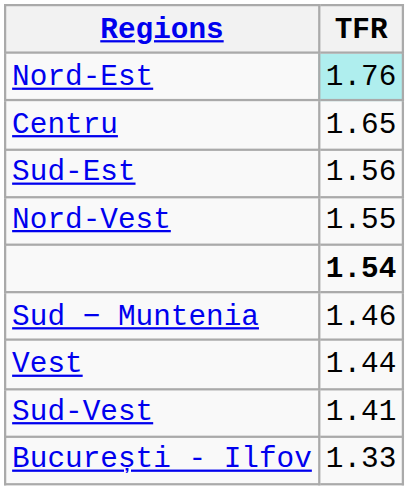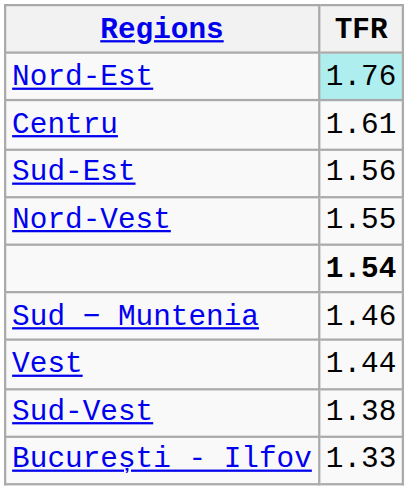(361, 125) 1.65 -> (361, 125) 1.61
(361, 412) 1.41 -> (361, 412) 1.38
